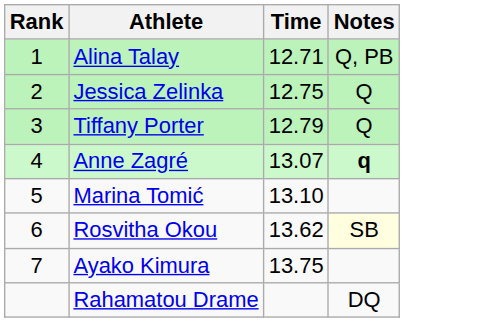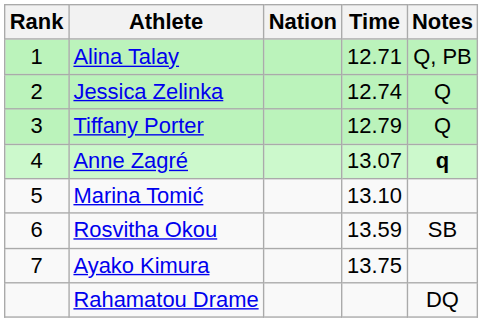+ column: (303, 21)
(296, 91) 12.75 -> (374, 91) 12.74
(296, 230) 13.62 -> (374, 230) 13.59
(364, 230) lightyellow background -> (442, 230) no background
